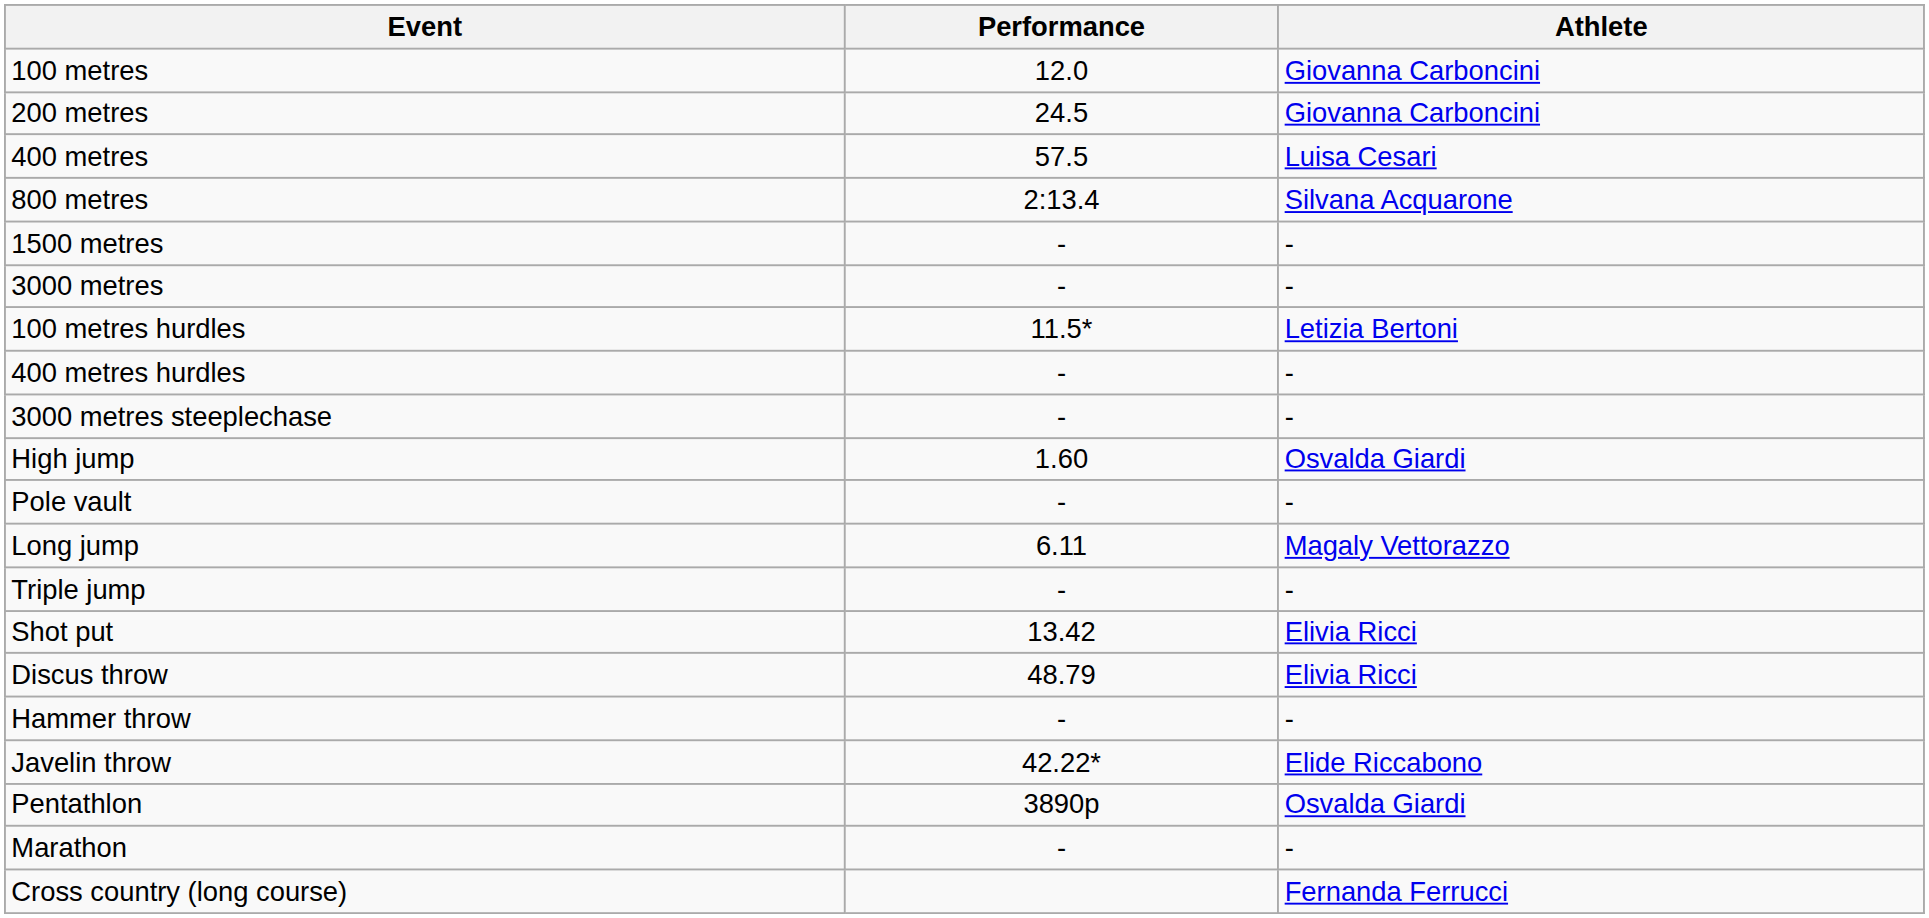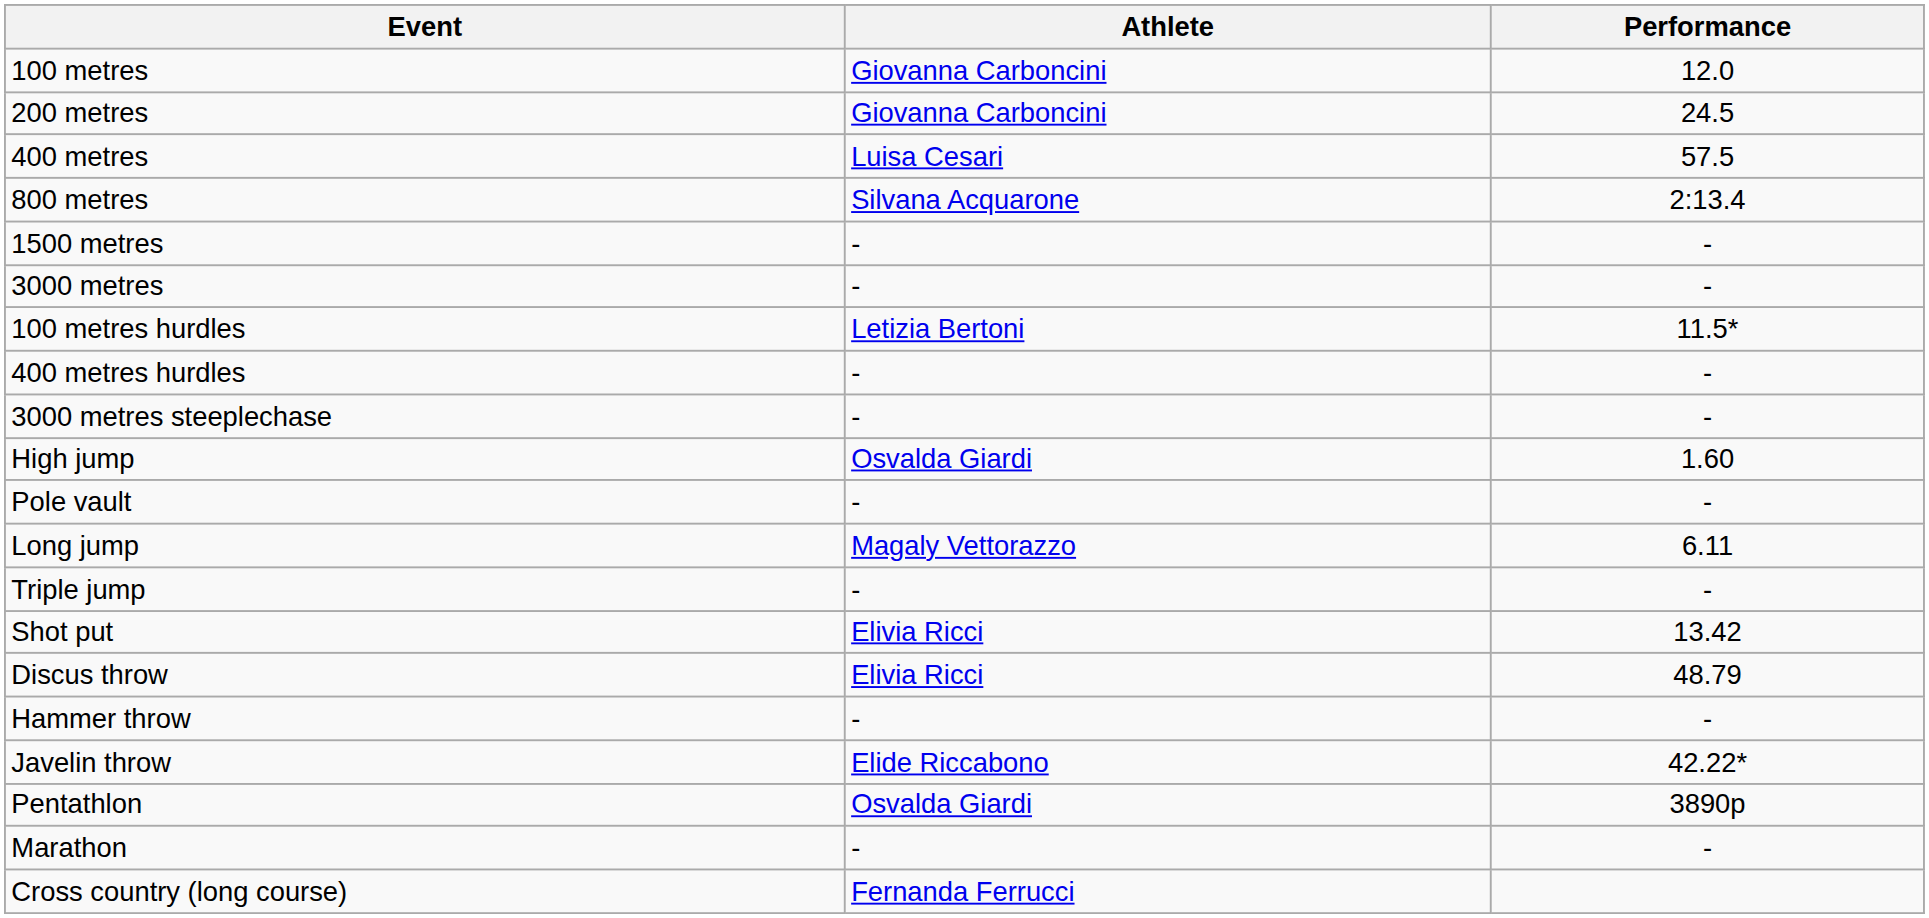columns swapped: (1601, 27) <-> (1061, 27)
